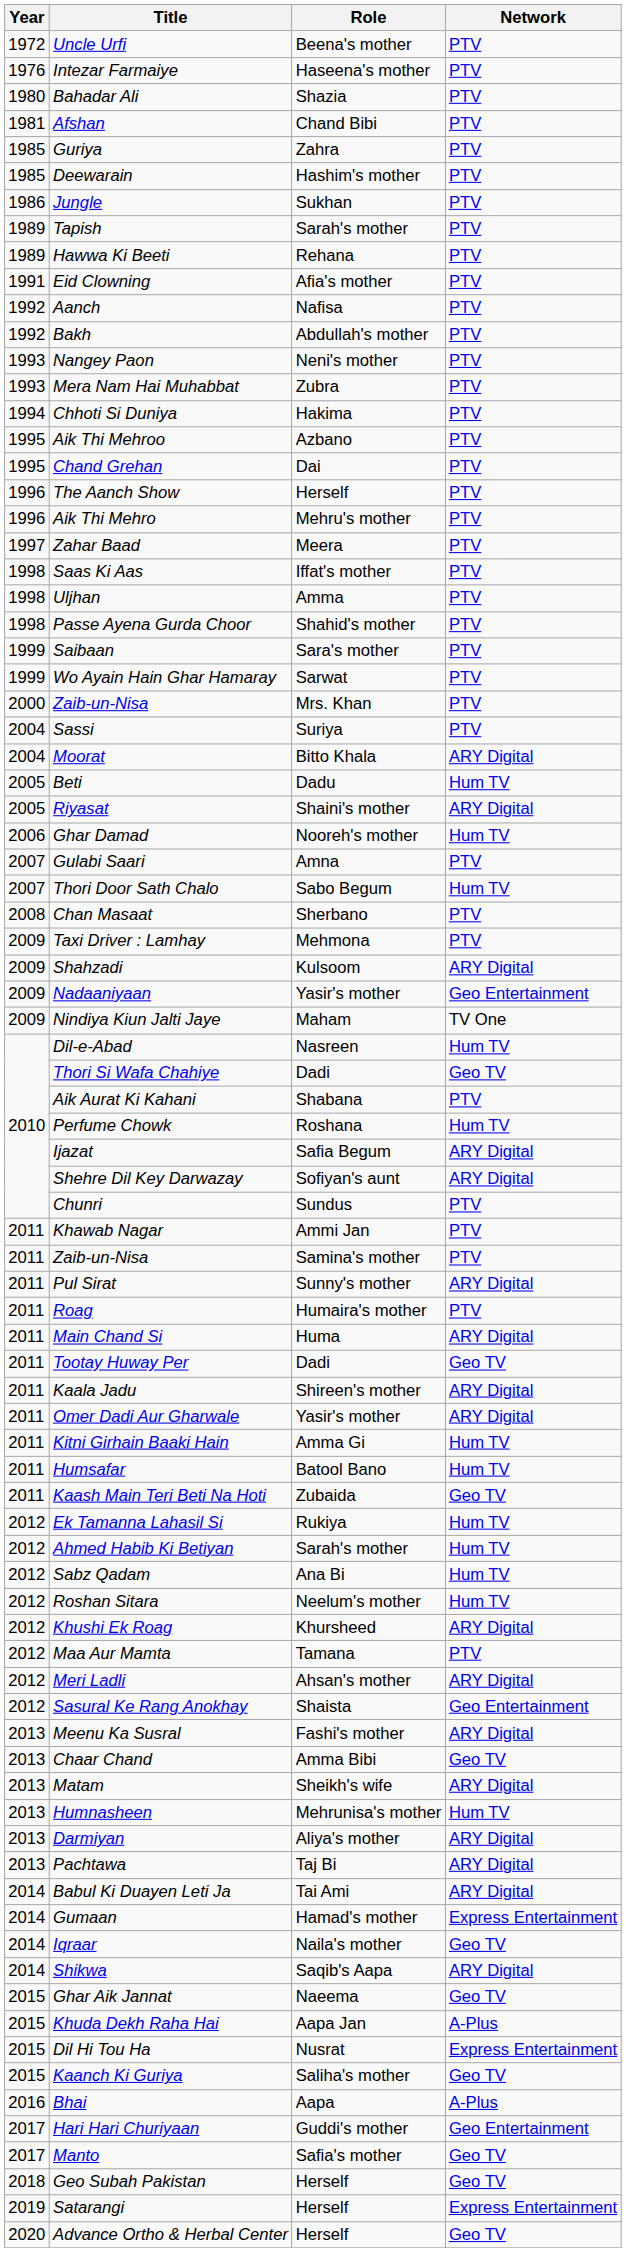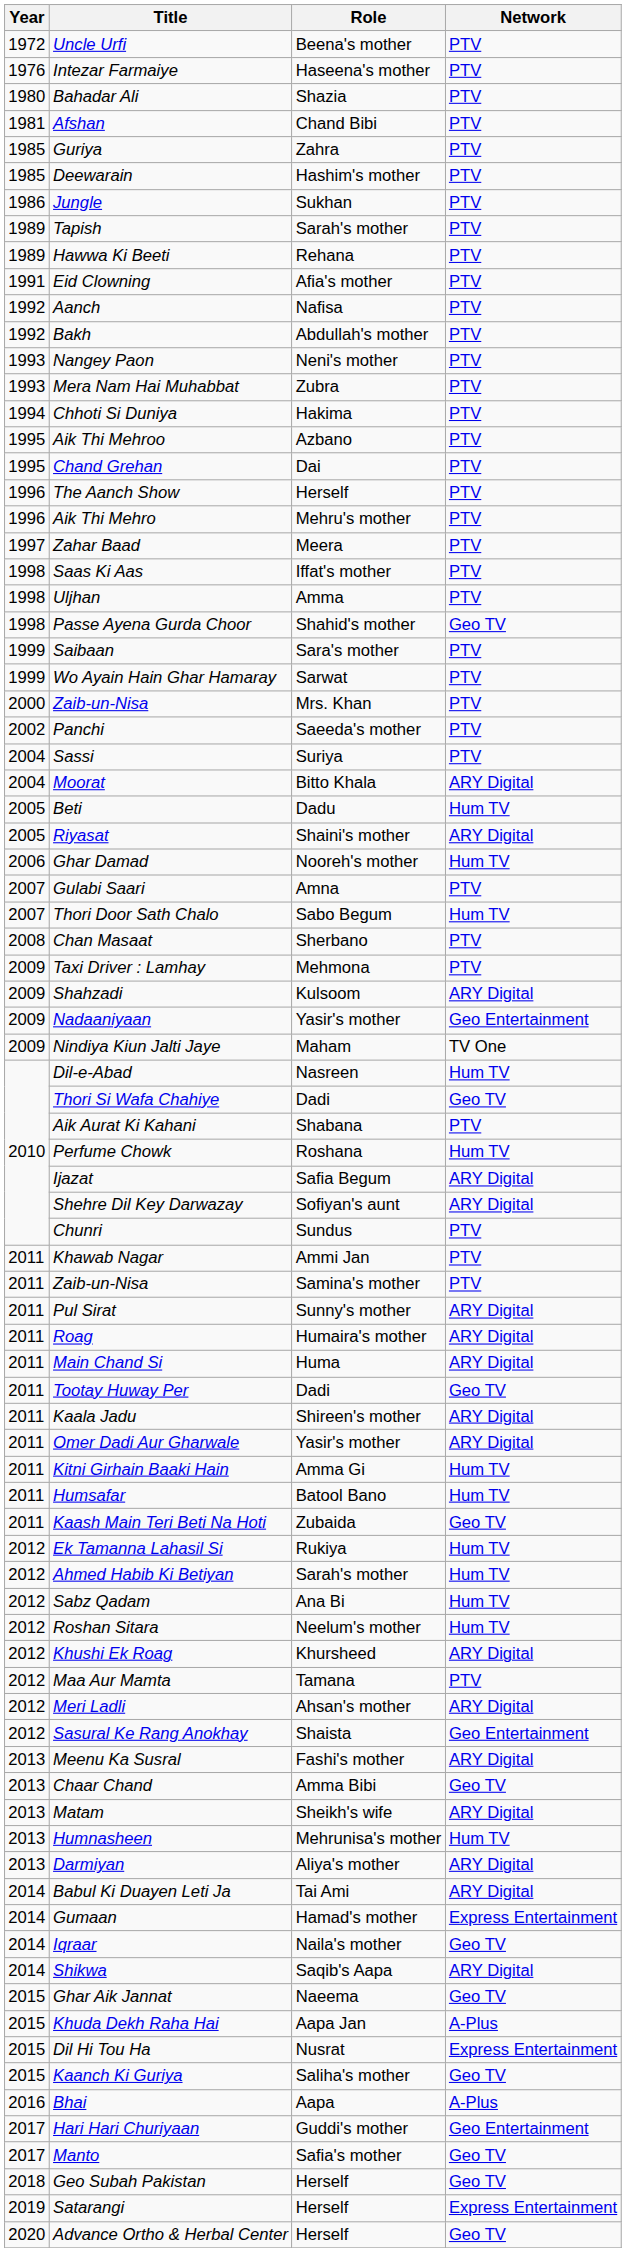(465, 624) PTV -> (477, 624) Geo TV
+ row: (78, 730)
(465, 1310) PTV -> (491, 1337) ARY Digital
- row: (90, 1864)
